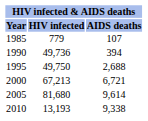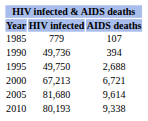(57, 108) 13,193 -> (57, 108) 80,193
